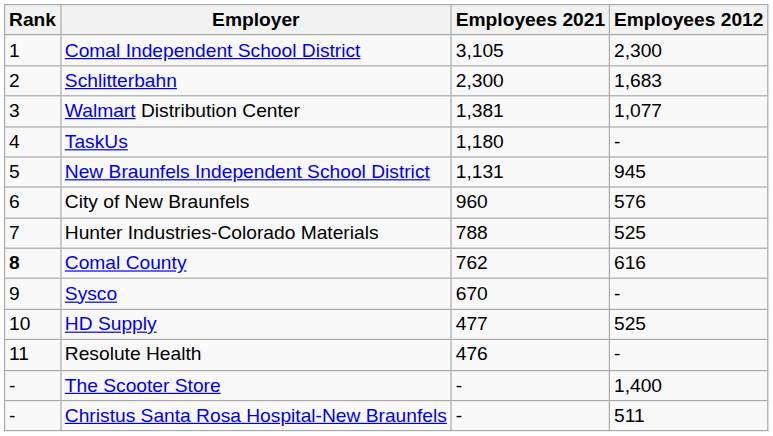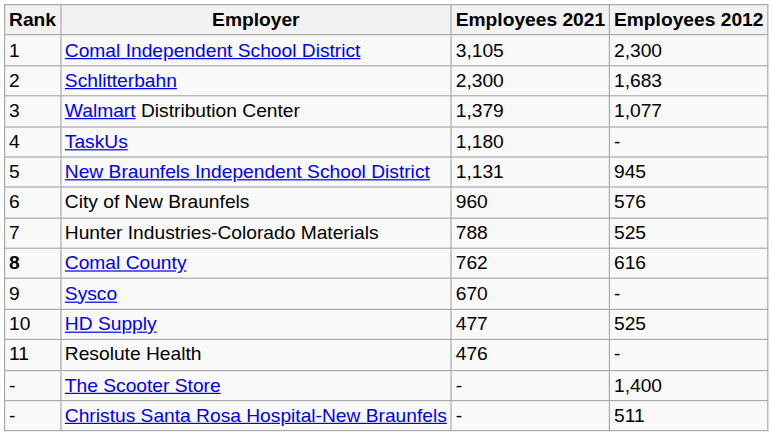(480, 111) 1,381 -> (480, 111) 1,379
